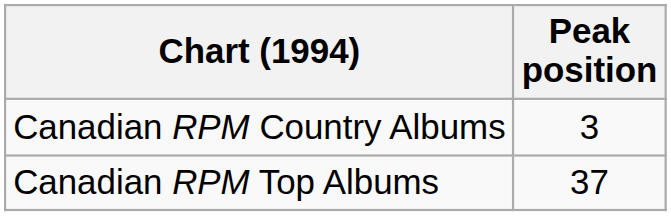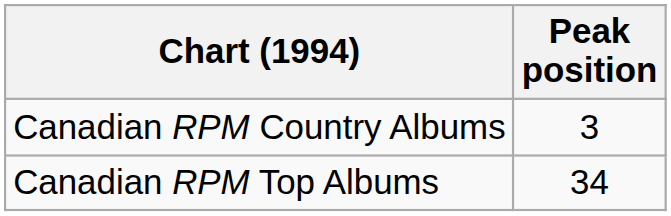(589, 182) 37 -> (589, 182) 34
